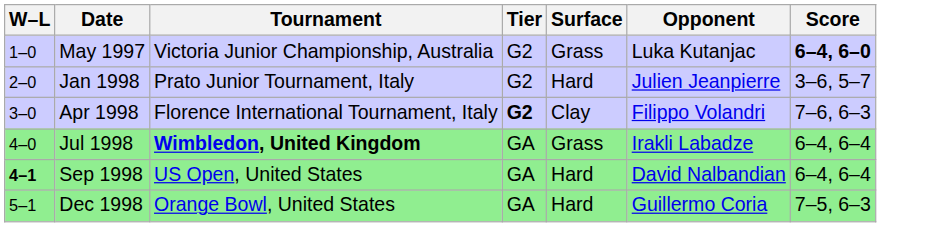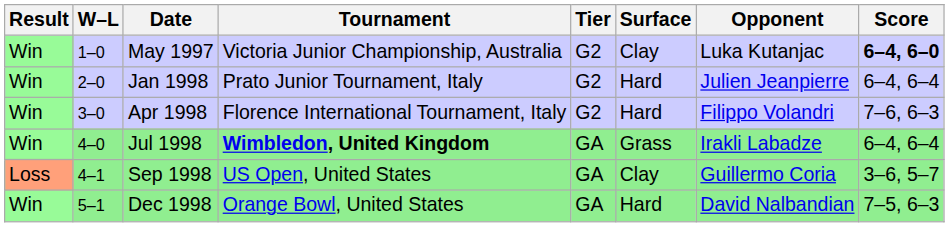+ column: (39, 19)
(577, 50) Grass -> (639, 50) Clay
(833, 81) 3–6, 5–7 -> (901, 81) 6–4, 6–4
(520, 112) bold -> (588, 112) normal
(571, 112) Clay -> (641, 112) Hard
(23, 174) bold -> (91, 175) normal
(572, 174) Hard -> (639, 174) Clay
(709, 174) David Nalbandian -> (768, 174) Guillermo Coria
(833, 174) 6–4, 6–4 -> (901, 174) 3–6, 5–7
(700, 205) Guillermo Coria -> (777, 205) David Nalbandian
